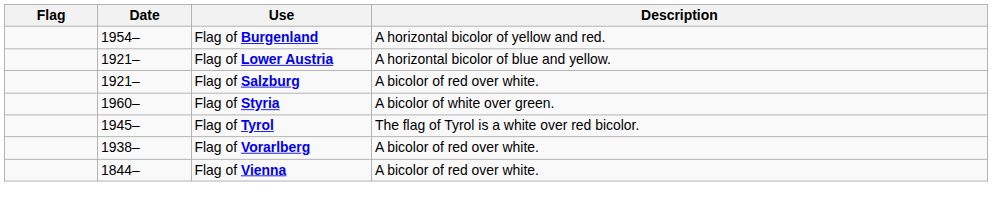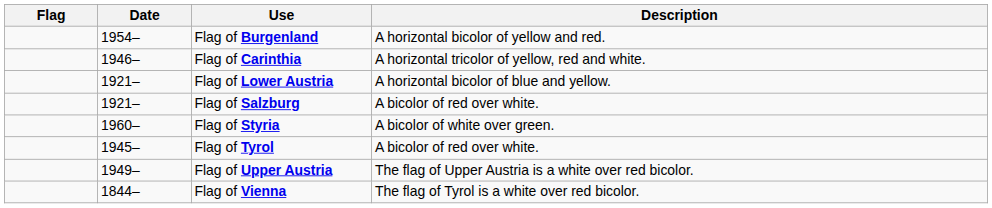+ row: (248, 59)
(507, 125) The flag of Tyrol is a white over red bicolor. -> (457, 147) A bicolor of red over white.
+ row: (263, 170)
- row: (252, 147)
(457, 170) A bicolor of red over white. -> (507, 192) The flag of Tyrol is a white over red bicolor.
